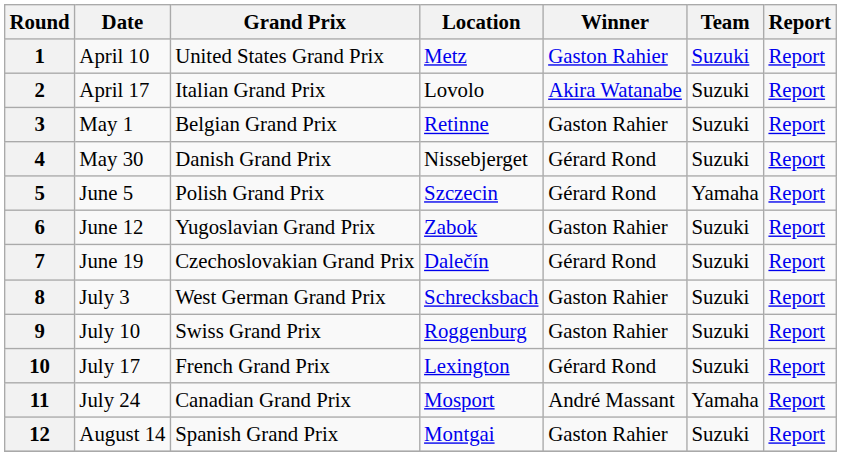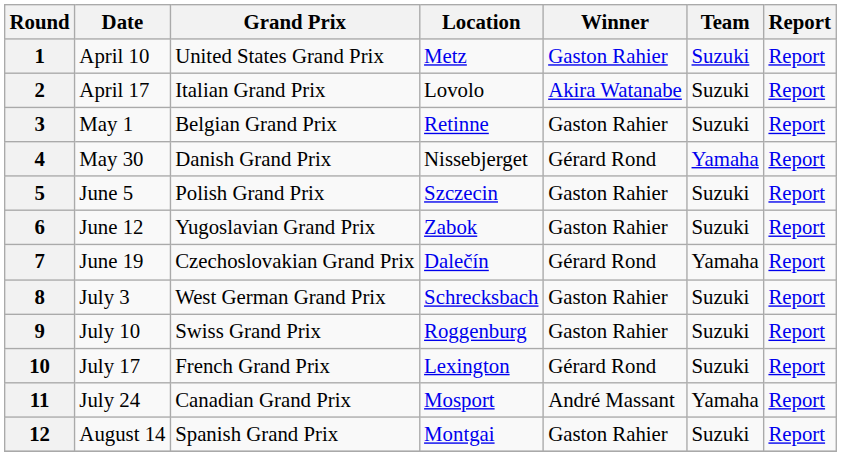(720, 159) Suzuki -> (725, 159) Yamaha
(602, 193) Gérard Rond -> (608, 193) Gaston Rahier
(725, 193) Yamaha -> (720, 193) Suzuki
(720, 262) Suzuki -> (725, 262) Yamaha
